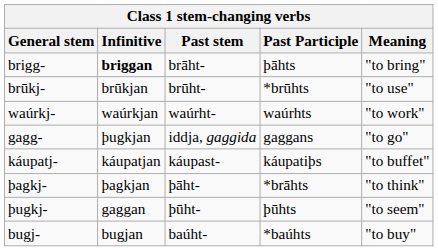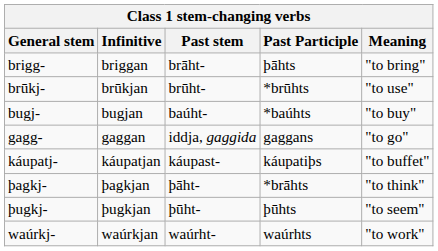(127, 64) bold -> (125, 64) normal
rows swapped: (24, 233) <-> (32, 112)
(126, 137) þugkjan -> (123, 137) gaggan
(123, 209) gaggan -> (126, 209) þugkjan
